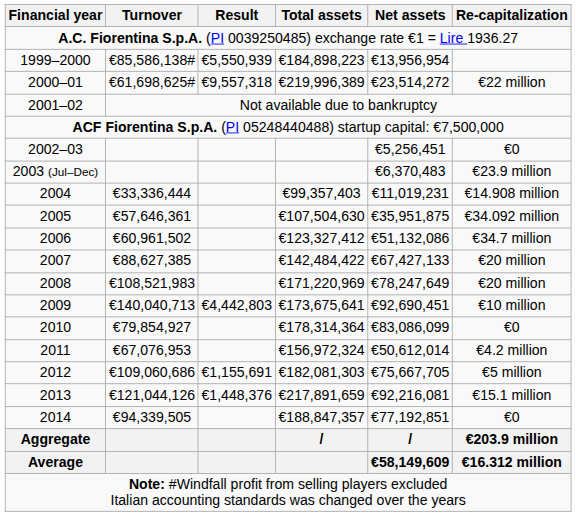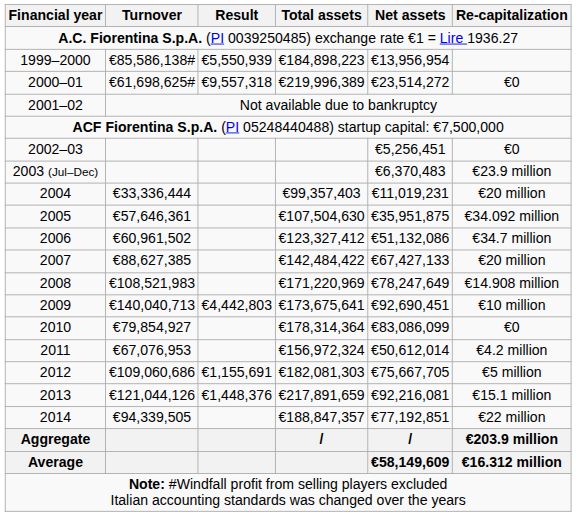(512, 82) €22 million -> (512, 82) €0
(512, 194) €14.908 million -> (512, 194) €20 million
(512, 283) €20 million -> (512, 283) €14.908 million
(512, 417) €0 -> (512, 417) €22 million
